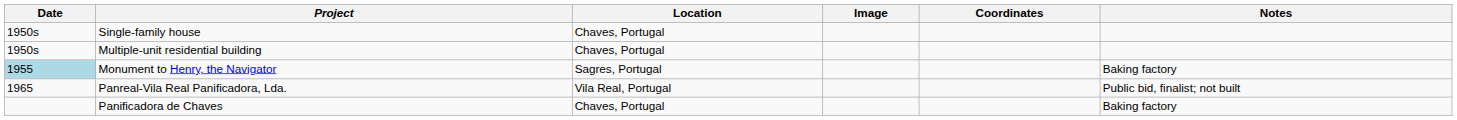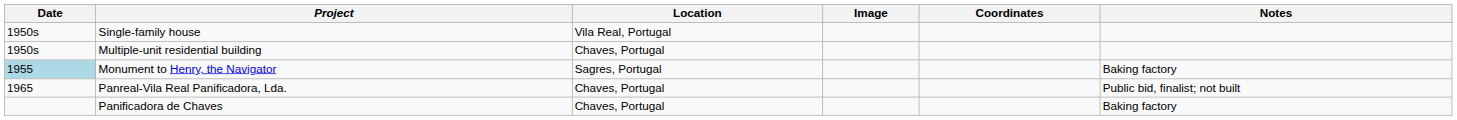(619, 32) Chaves, Portugal -> (623, 32) Vila Real, Portugal
(623, 87) Vila Real, Portugal -> (619, 87) Chaves, Portugal
